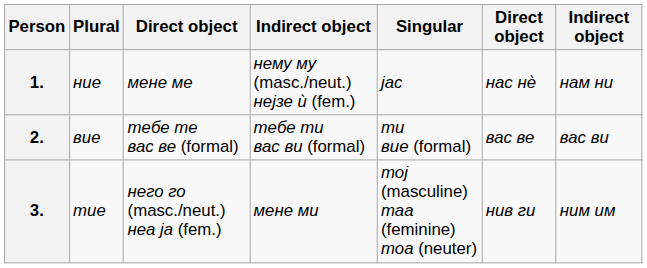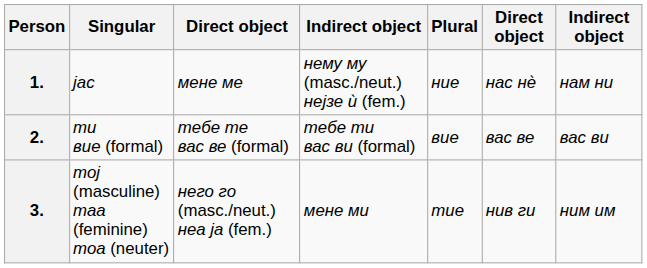columns swapped: (430, 27) <-> (96, 27)
